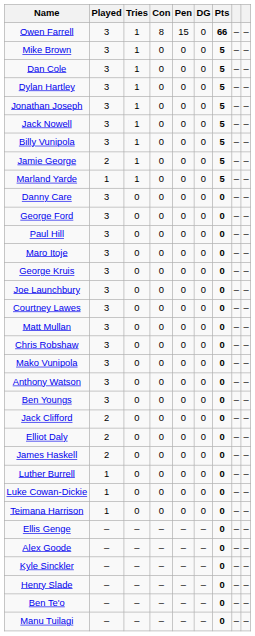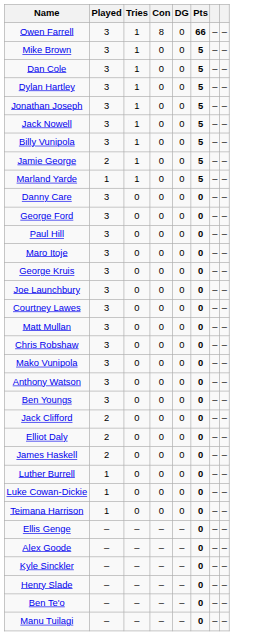- column: (183, 13)
